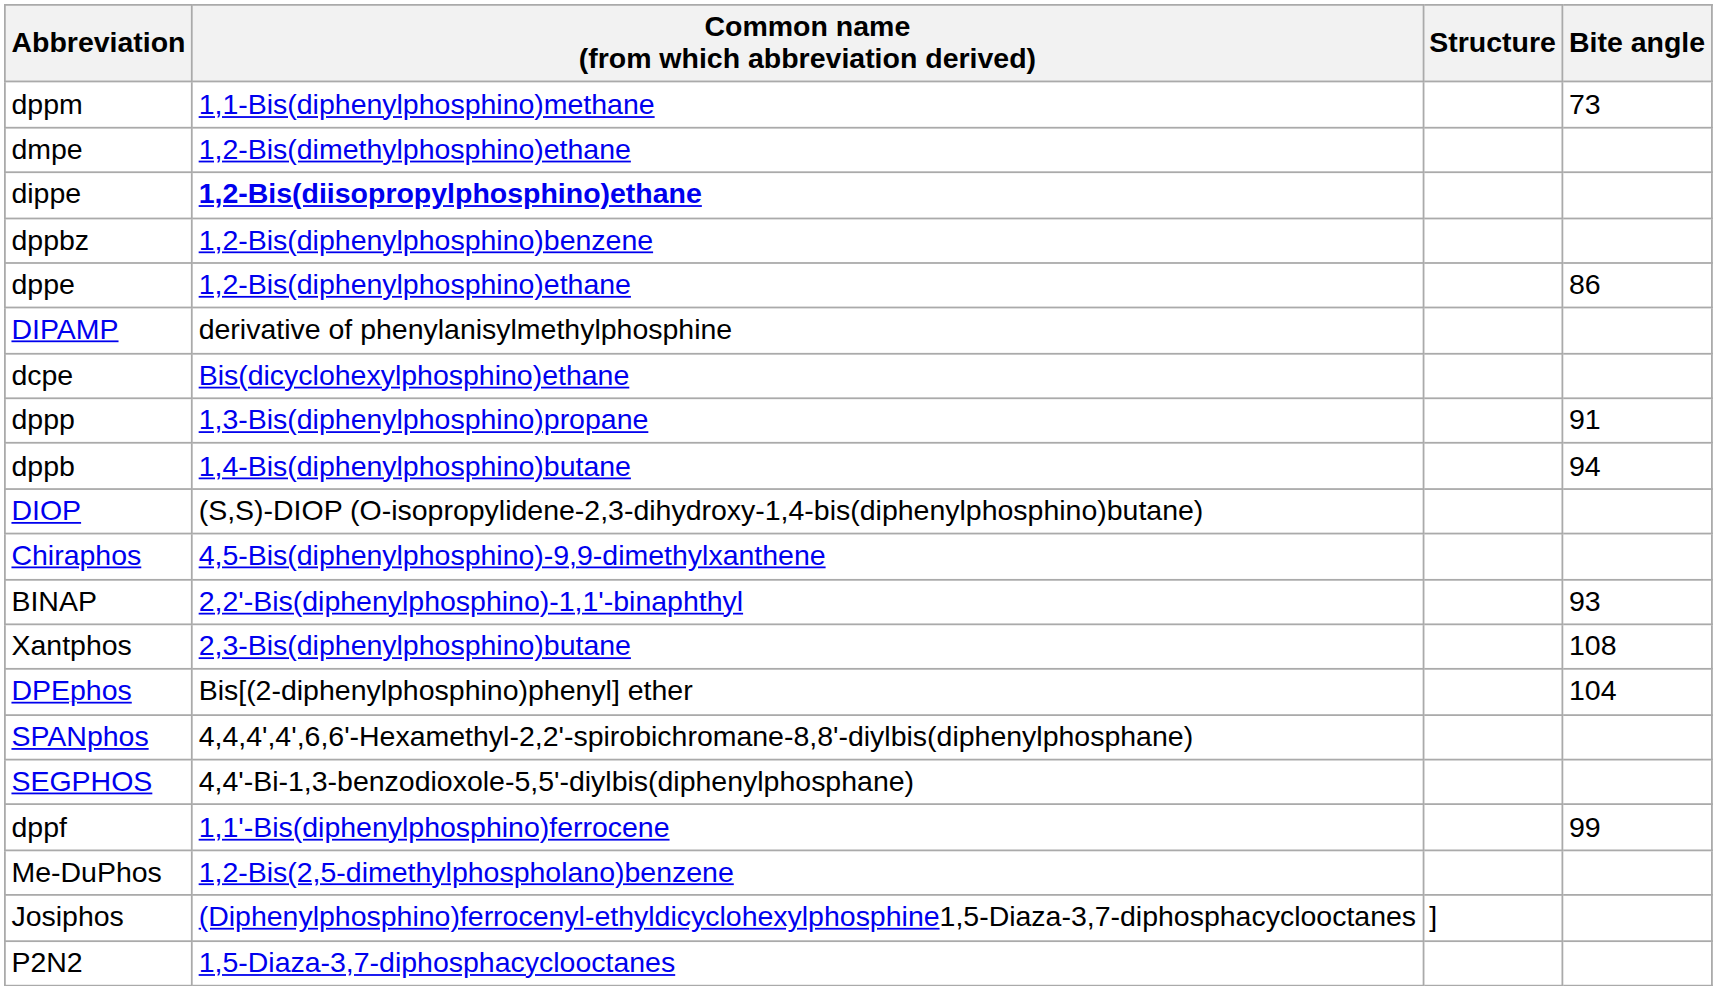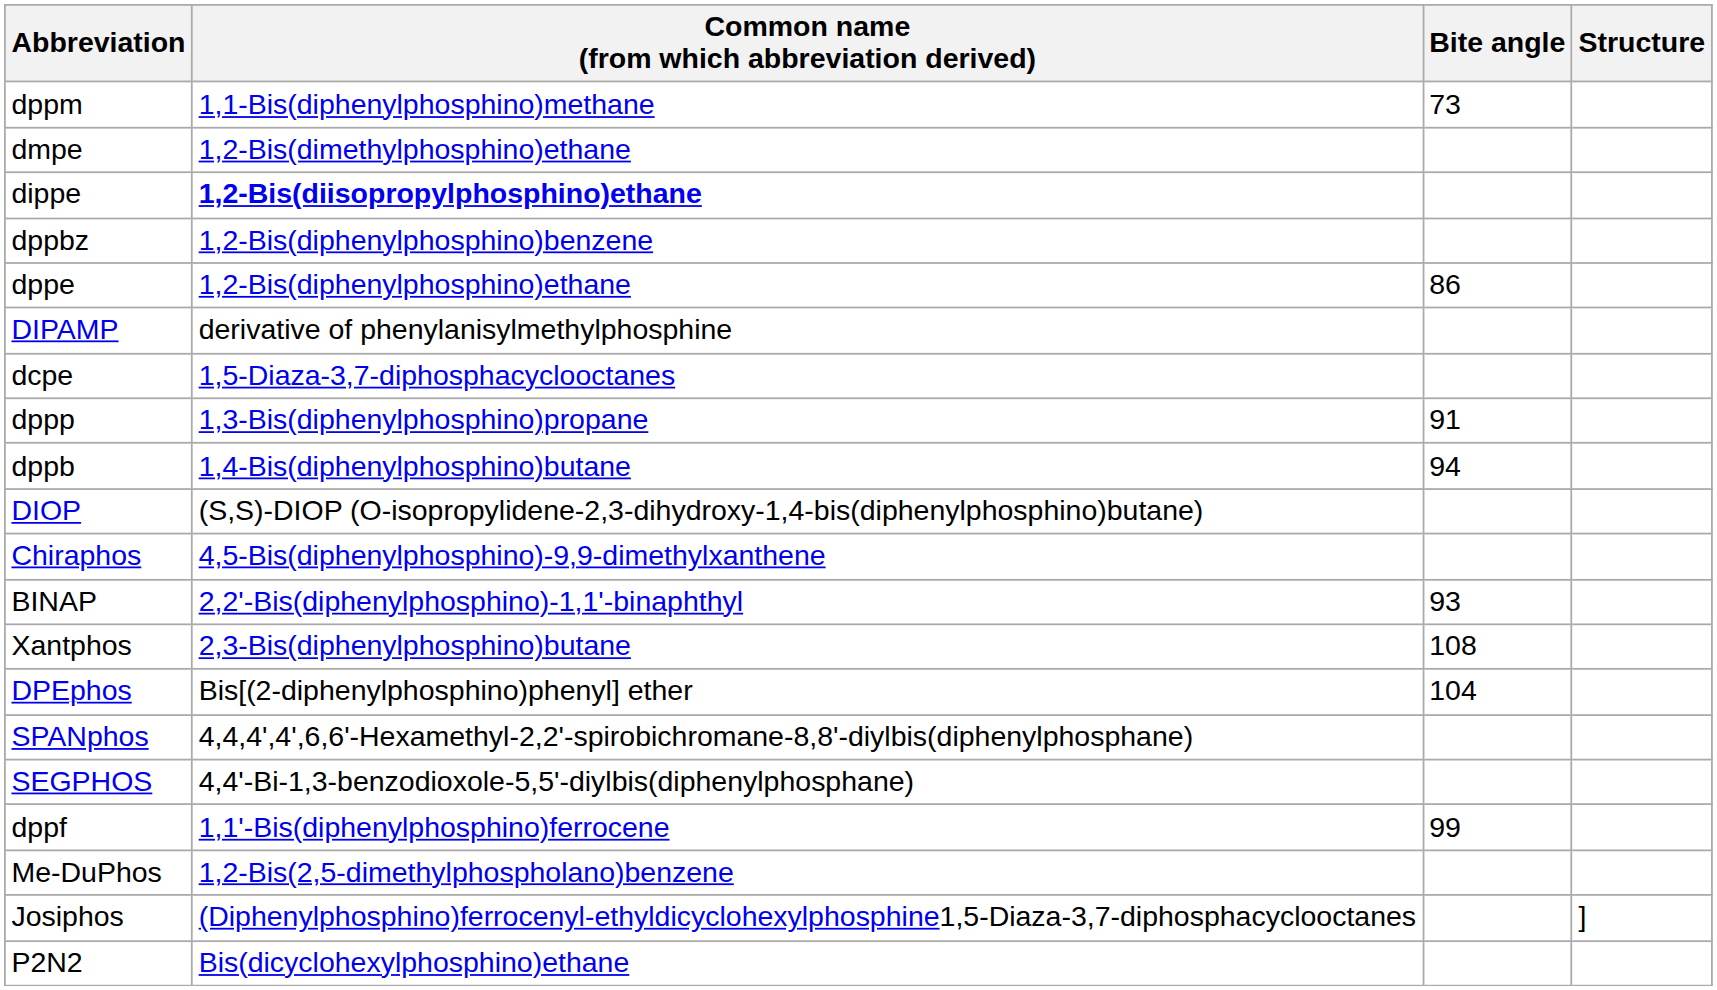columns swapped: (1493, 43) <-> (1637, 43)
(414, 375) Bis(dicyclohexylphosphino)ethane -> (437, 375) 1,5-Diaza-3,7-diphosphacyclooctanes
(437, 962) 1,5-Diaza-3,7-diphosphacyclooctanes -> (414, 962) Bis(dicyclohexylphosphino)ethane
